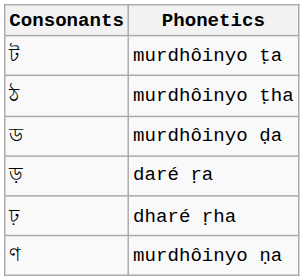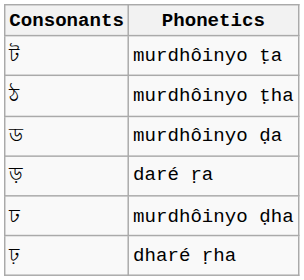+ row: (213, 216)
- row: (208, 256)
